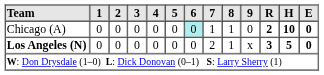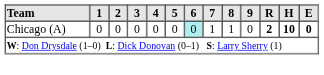- row: (47, 45)
